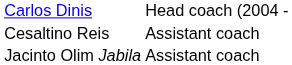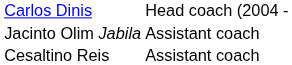rows swapped: (73, 56) <-> (57, 33)
